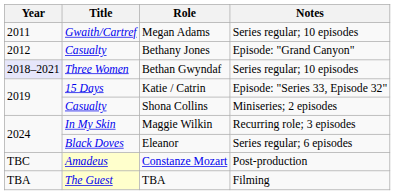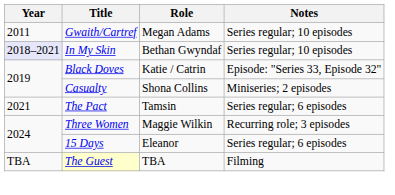- row: (176, 50)
(97, 69) Three Women -> (90, 50) In My Skin
(84, 87) 15 Days -> (94, 69) Black Doves
+ row: (159, 106)
(90, 124) In My Skin -> (97, 124) Three Women
(94, 143) Black Doves -> (84, 143) 15 Days
- row: (185, 161)
